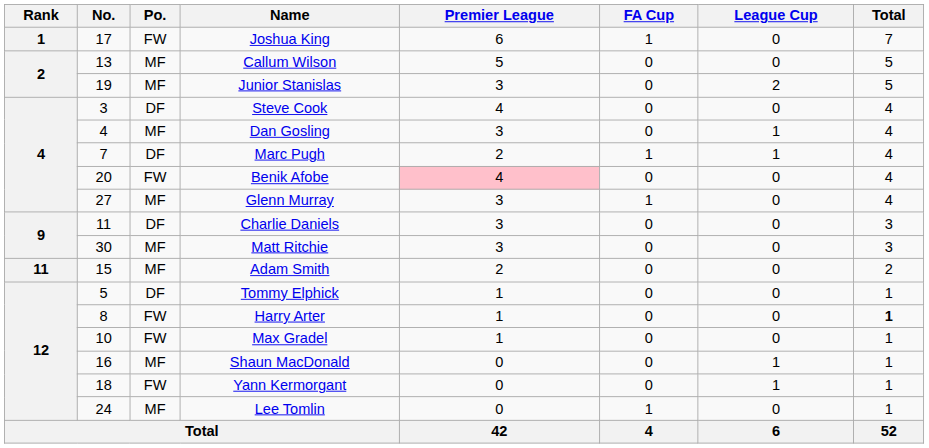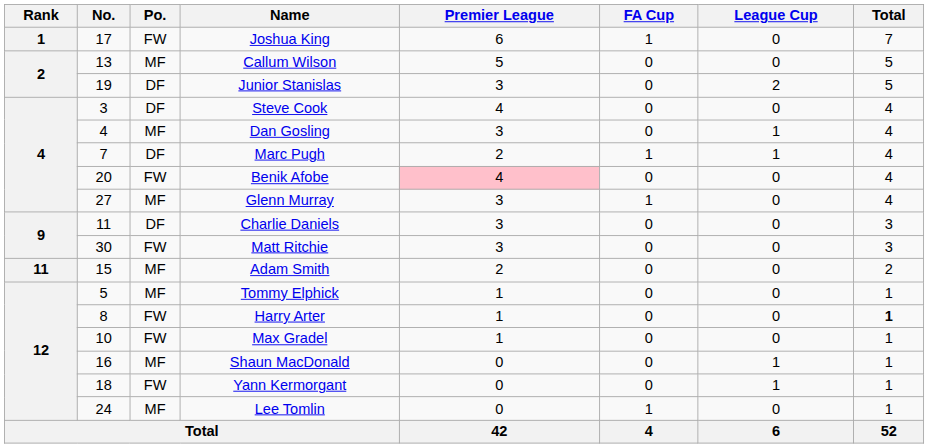(155, 85) MF -> (155, 85) DF
(155, 246) MF -> (155, 246) FW
(155, 293) DF -> (155, 293) MF
